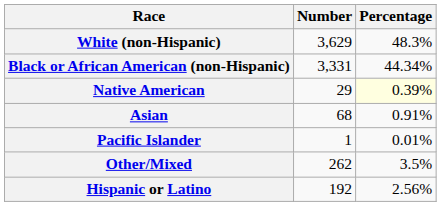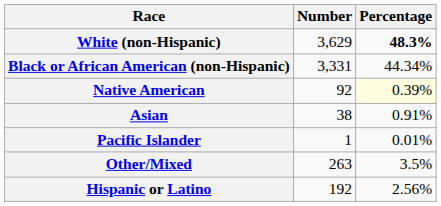(412, 41) normal -> (411, 41) bold
(344, 90) 29 -> (344, 90) 92
(344, 115) 68 -> (344, 115) 38
(340, 164) 262 -> (340, 164) 263
